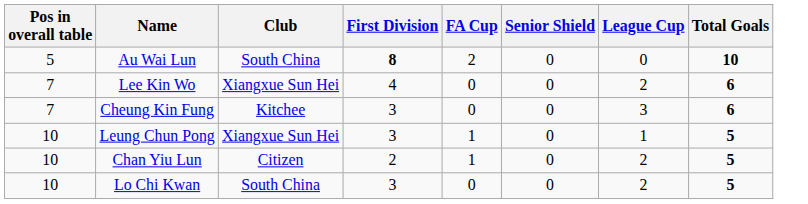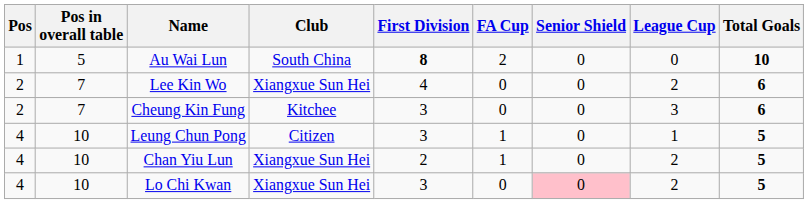+ column: (20, 25)
(281, 135) Xiangxue Sun Hei -> (312, 135) Citizen
(281, 160) Citizen -> (312, 160) Xiangxue Sun Hei
(281, 185) South China -> (312, 185) Xiangxue Sun Hei
(550, 185) no background -> (581, 185) pink background
